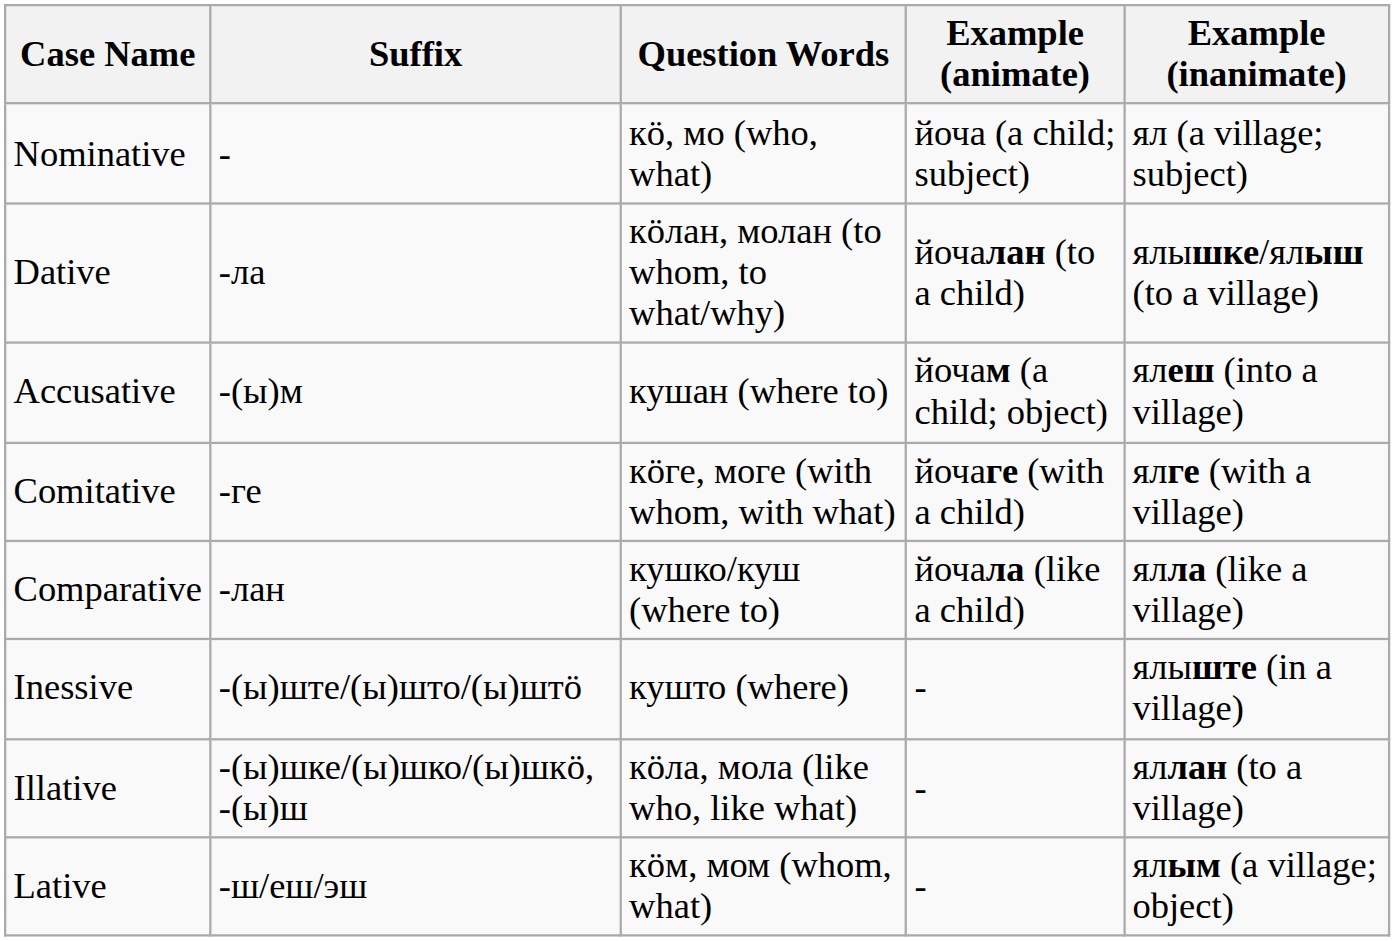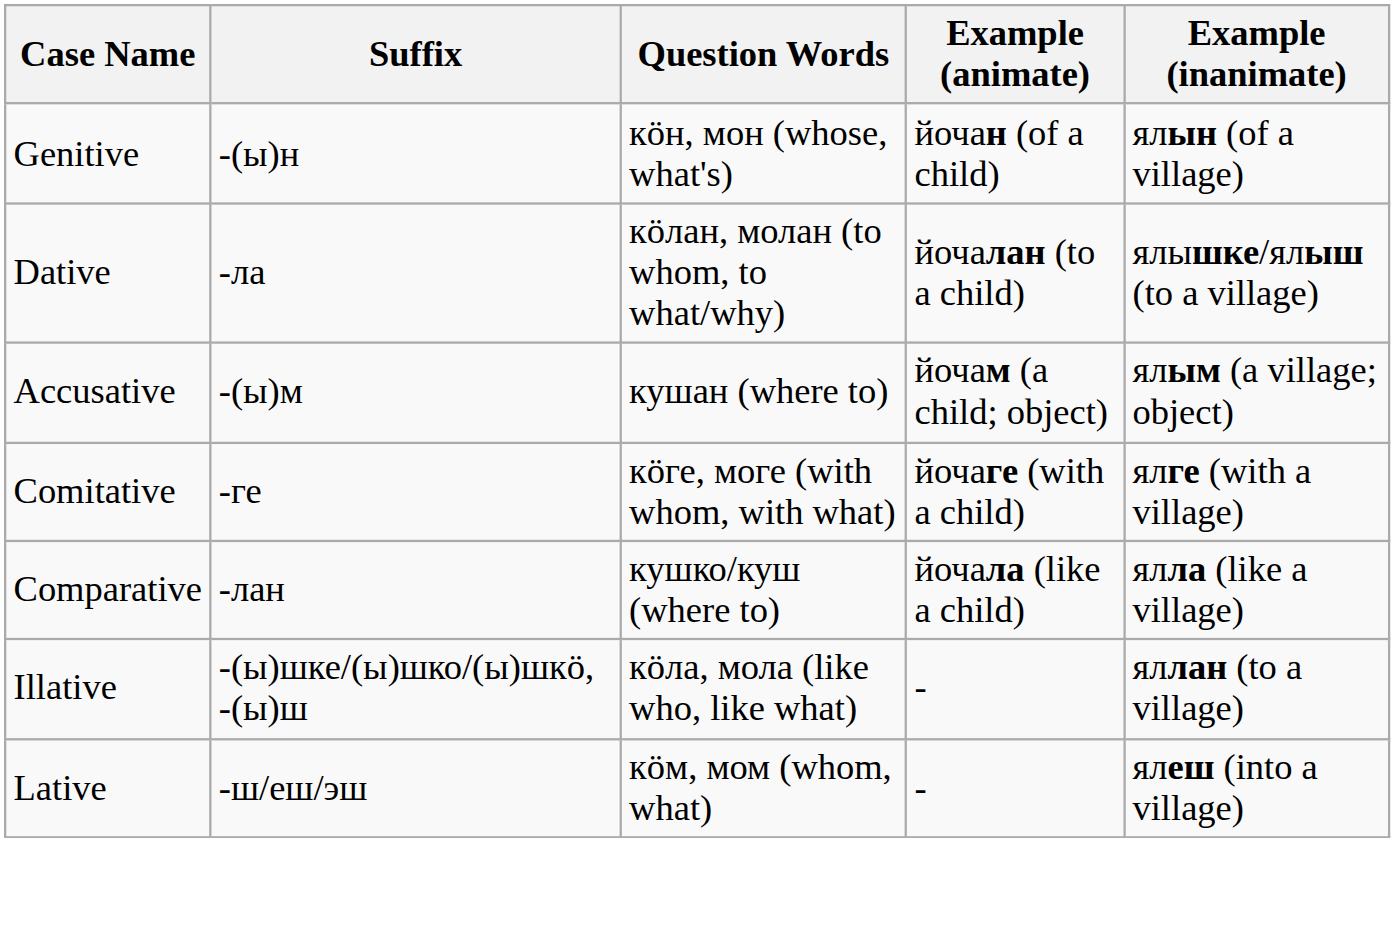- row: (100, 152)
+ row: (76, 152)
(1225, 391) ялеш (into a village) -> (1255, 391) ялым (a village; object)
- row: (73, 688)
(1255, 886) ялым (a village; object) -> (1225, 787) ялеш (into a village)
